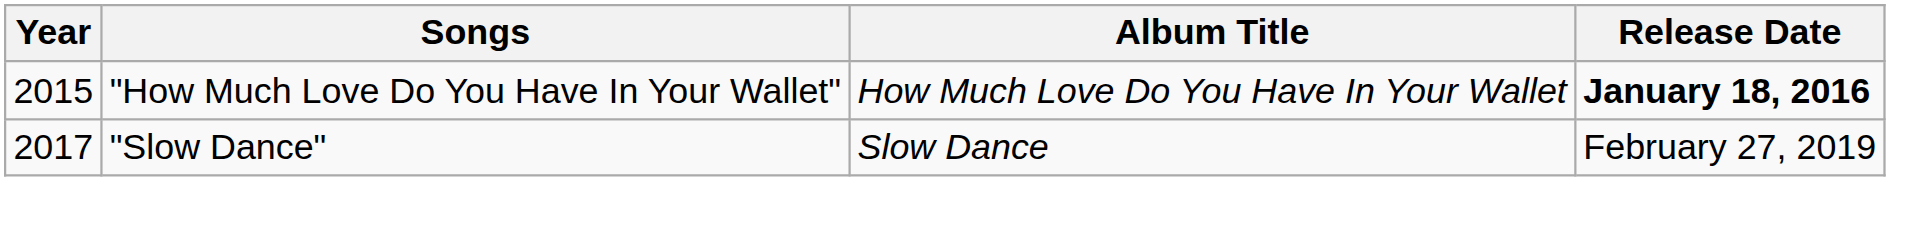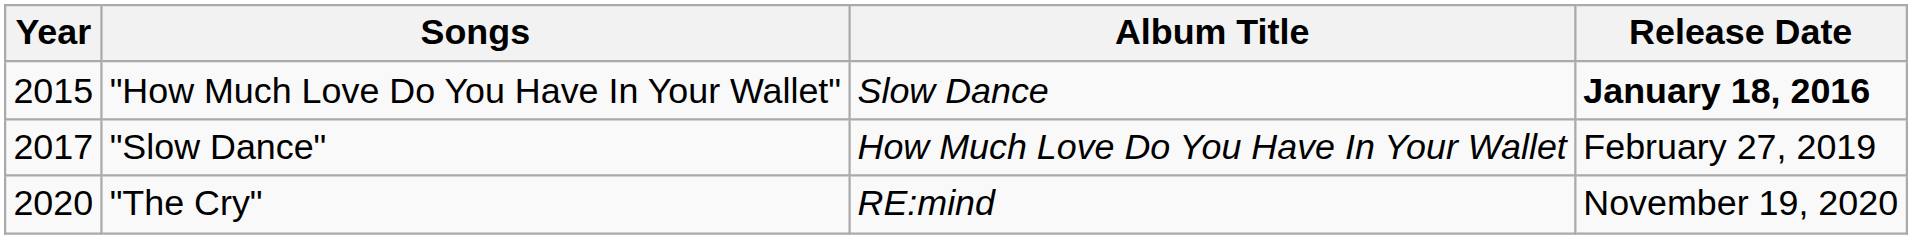(1212, 89) How Much Love Do You Have In Your Wallet -> (953, 89) Slow Dance
(953, 146) Slow Dance -> (1212, 146) How Much Love Do You Have In Your Wallet
+ row: (186, 203)
